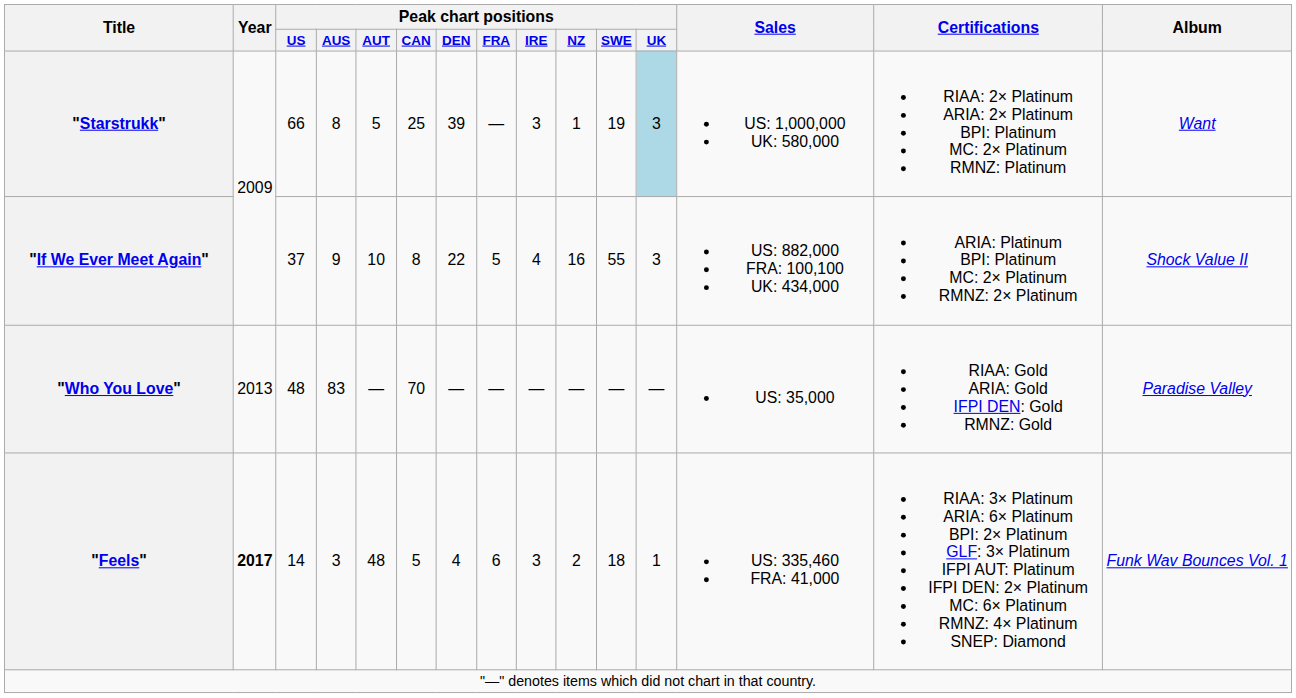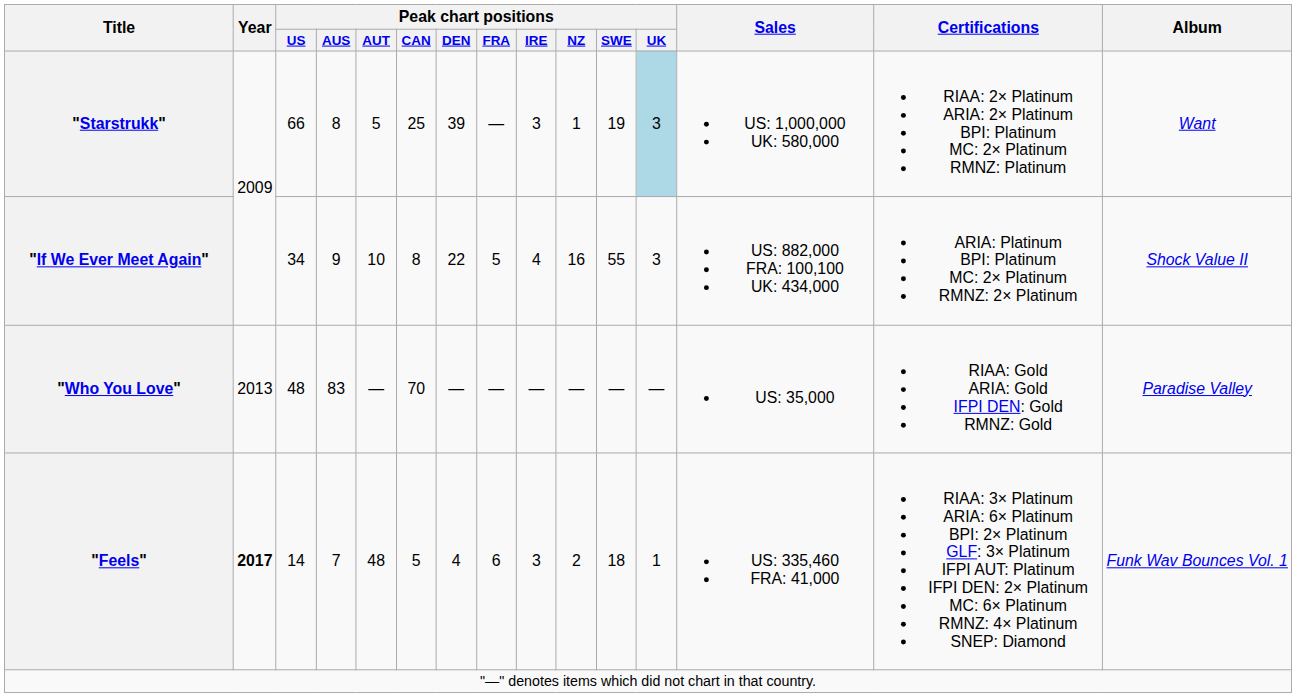(296, 260) 37 -> (296, 260) 34
(336, 561) 3 -> (336, 561) 7
